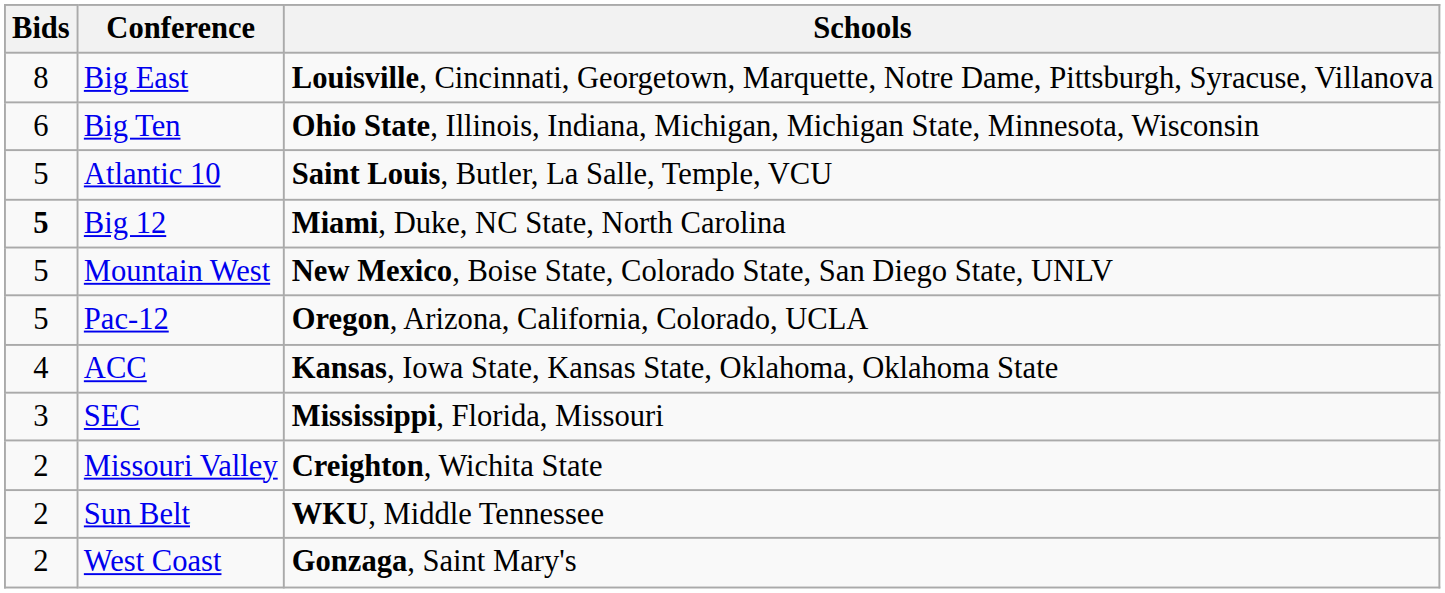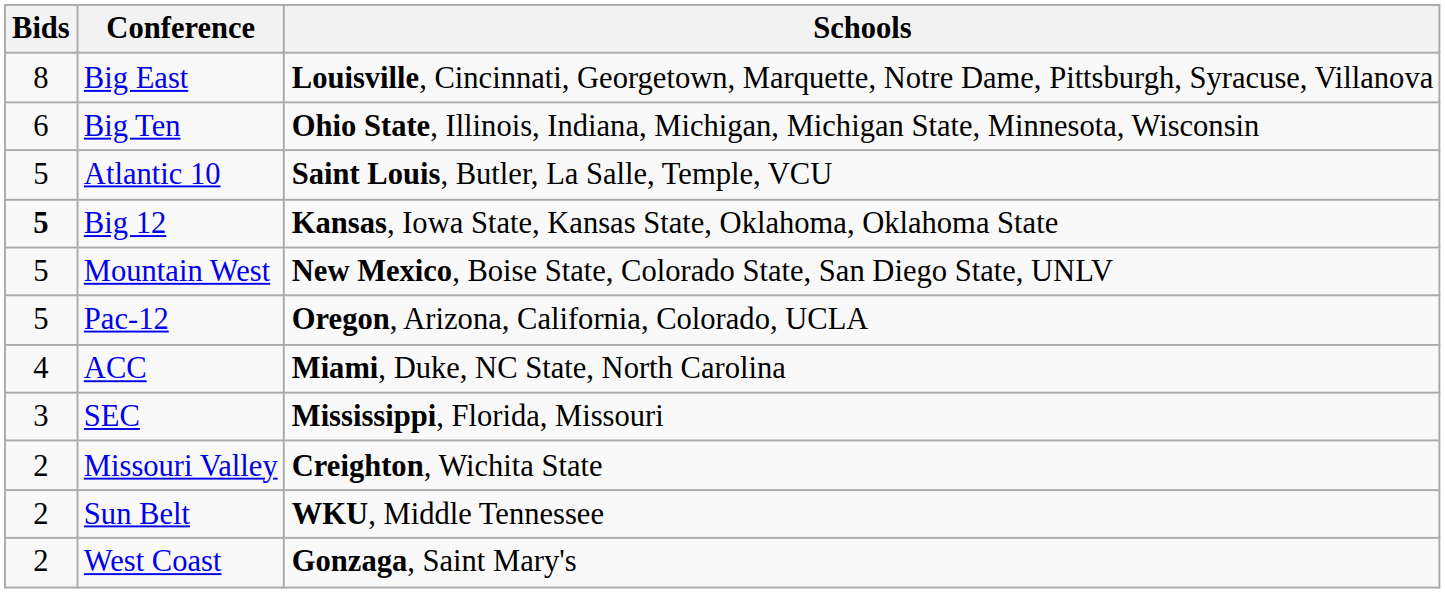(539, 222) Miami, Duke, NC State, North Carolina -> (675, 222) Kansas, Iowa State, Kansas State, Oklahoma, Oklahoma State
(675, 367) Kansas, Iowa State, Kansas State, Oklahoma, Oklahoma State -> (539, 367) Miami, Duke, NC State, North Carolina
